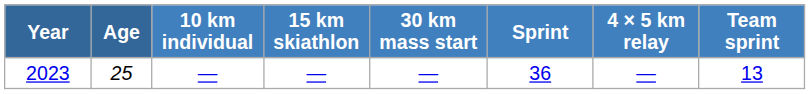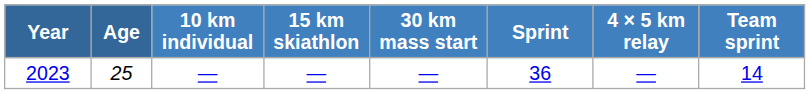(752, 73) 13 -> (752, 73) 14
